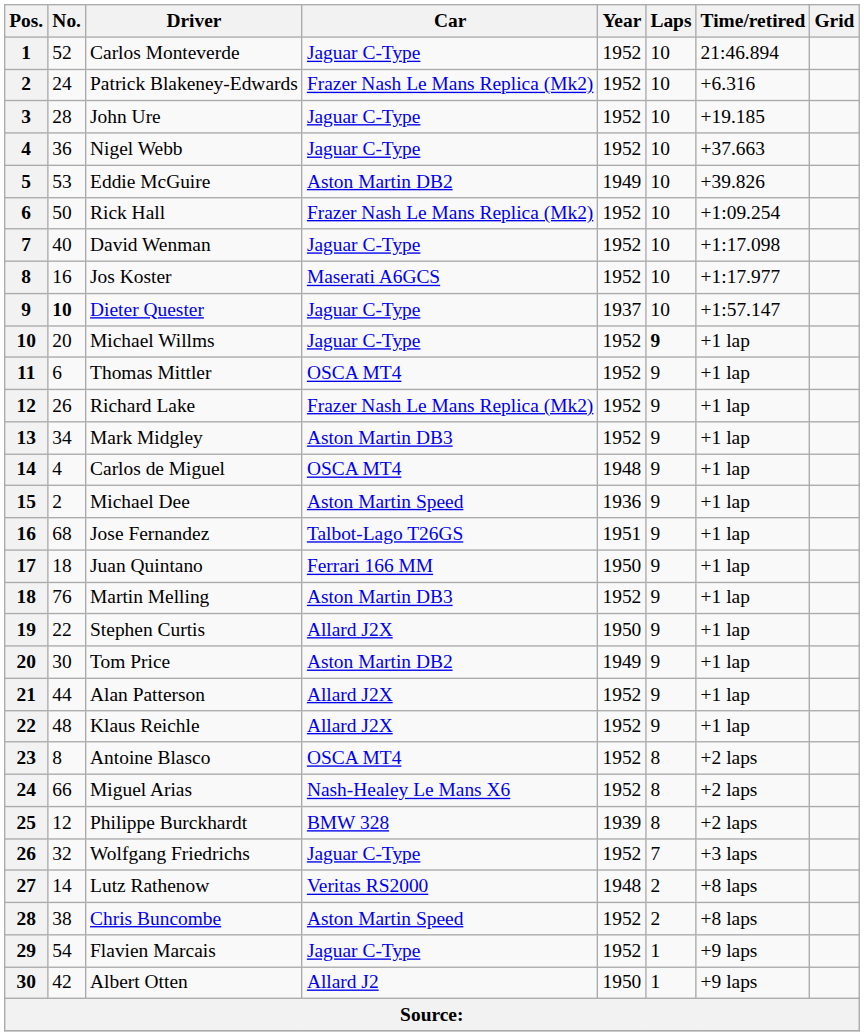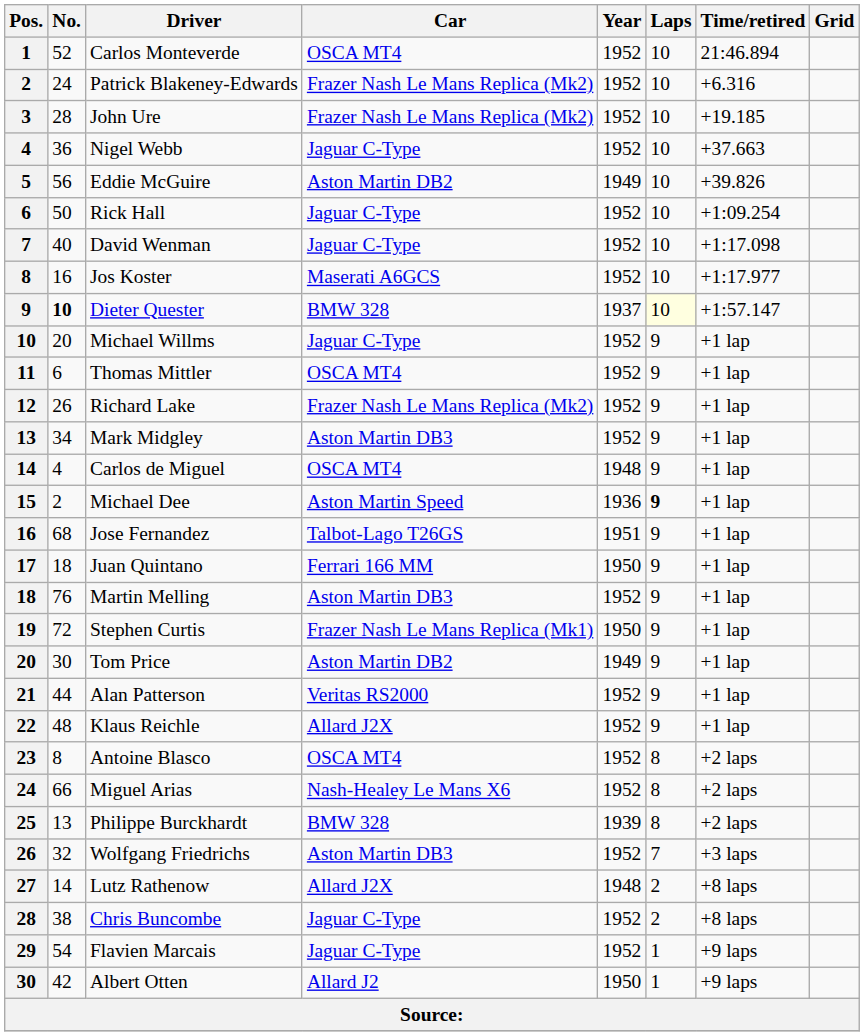(364, 52) Jaguar C-Type -> (354, 52) OSCA MT4
(364, 117) Jaguar C-Type -> (450, 117) Frazer Nash Le Mans Replica (Mk2)
(62, 181) 53 -> (62, 181) 56
(450, 213) Frazer Nash Le Mans Replica (Mk2) -> (364, 213) Jaguar C-Type
(364, 309) Jaguar C-Type -> (348, 309) BMW 328
(660, 309) no background -> (660, 309) lightyellow background
(655, 341) bold -> (655, 341) normal
(655, 501) normal -> (655, 501) bold
(62, 630) 22 -> (62, 630) 72
(350, 630) Allard J2X -> (450, 630) Frazer Nash Le Mans Replica (Mk1)
(350, 694) Allard J2X -> (368, 694) Veritas RS2000
(62, 822) 12 -> (62, 822) 13
(364, 854) Jaguar C-Type -> (380, 854) Aston Martin DB3
(368, 886) Veritas RS2000 -> (350, 886) Allard J2X
(385, 918) Aston Martin Speed -> (364, 918) Jaguar C-Type
